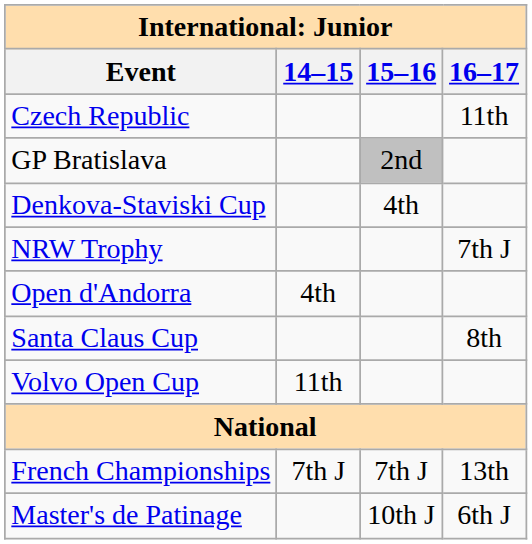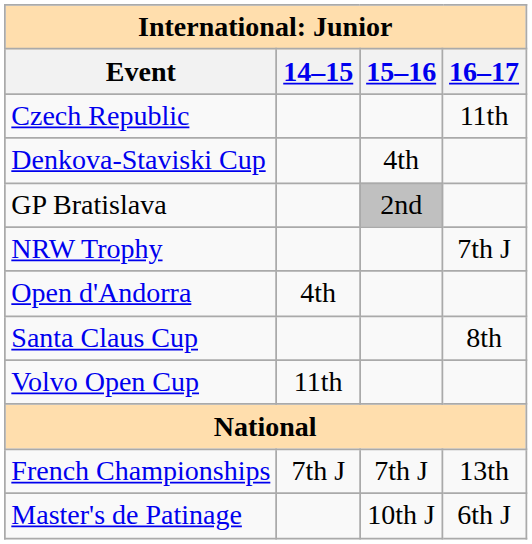rows swapped: (138, 204) <-> (89, 159)
